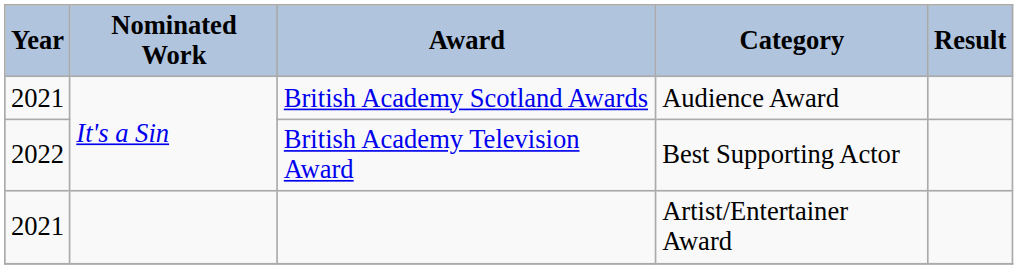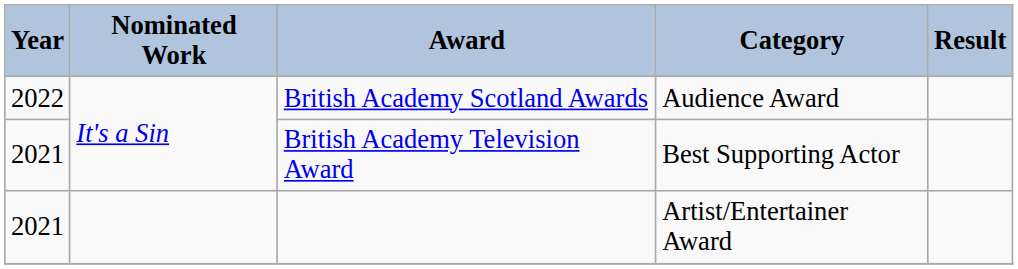(38, 97) 2021 -> (38, 97) 2022
(38, 154) 2022 -> (38, 154) 2021
